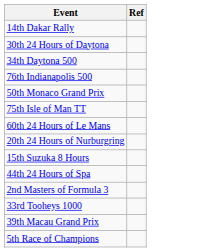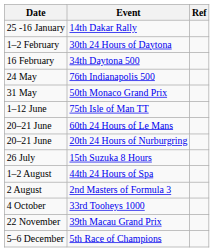+ column: (36, 12)
